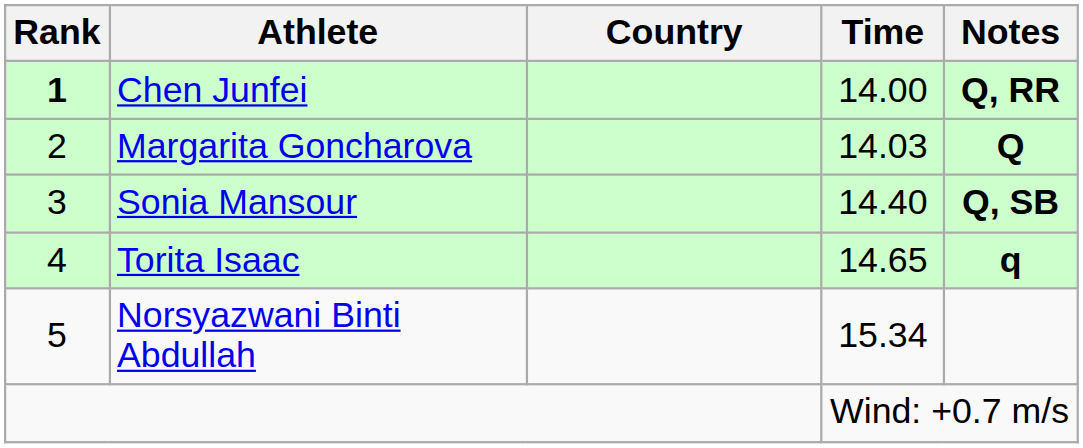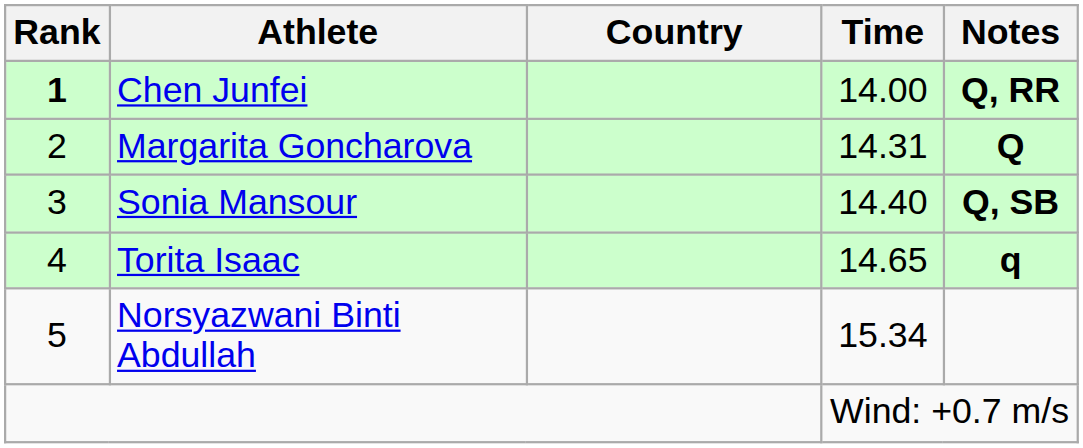(883, 145) 14.03 -> (883, 145) 14.31
